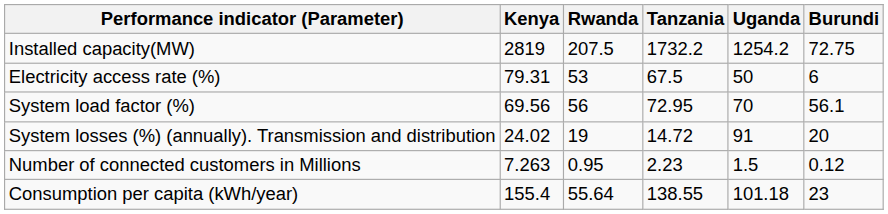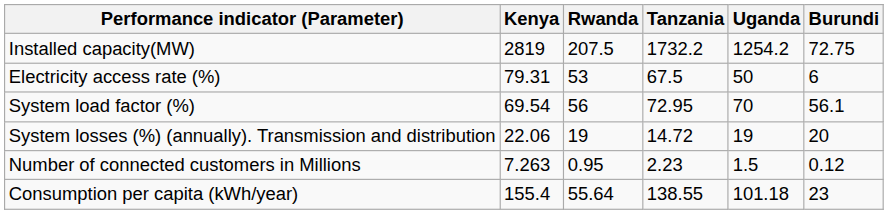(527, 106) 69.56 -> (527, 106) 69.54
(527, 135) 24.02 -> (527, 135) 22.06
(743, 135) 91 -> (743, 135) 19
